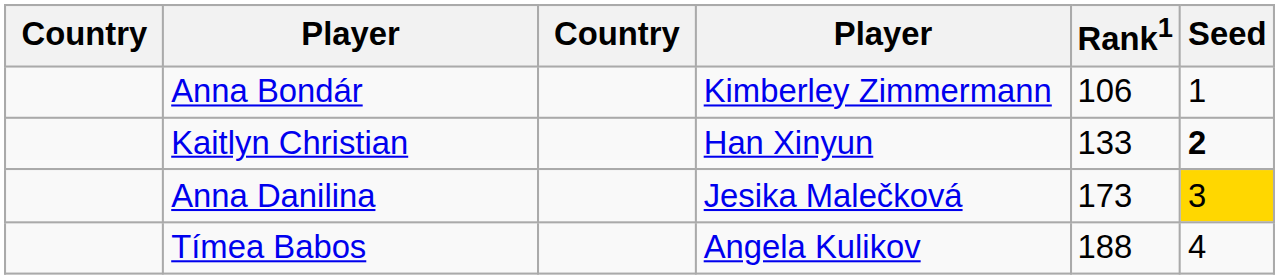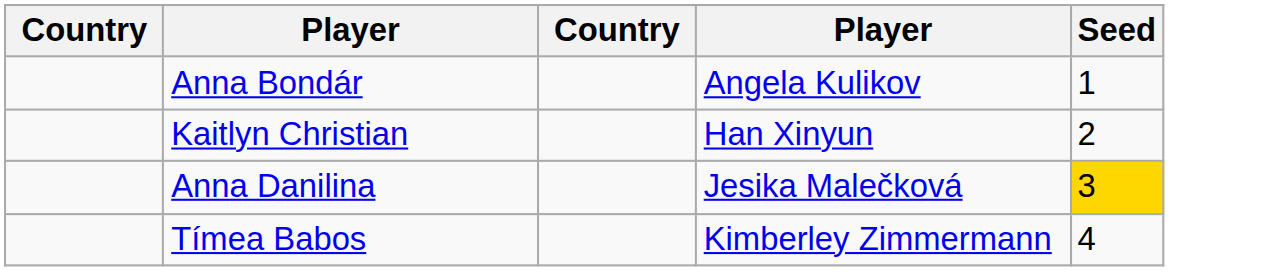- column: (1125, 34)
(878, 91) Kimberley Zimmermann -> (812, 82) Angela Kulikov
(1197, 143) bold -> (1087, 134) normal
(812, 247) Angela Kulikov -> (878, 238) Kimberley Zimmermann
